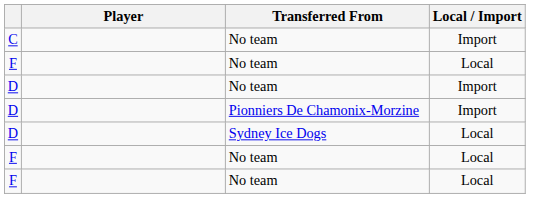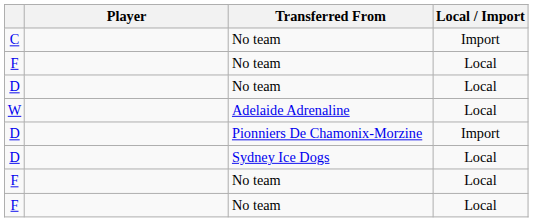(477, 87) Import -> (480, 87) Local
+ row: (15, 110)
